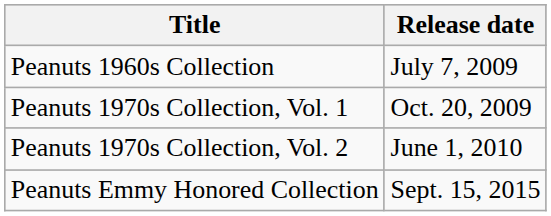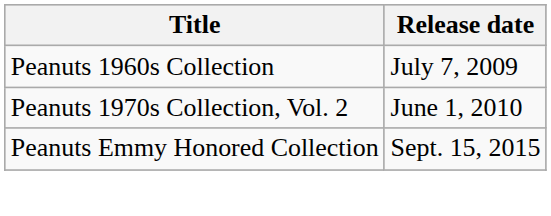- row: (180, 107)
